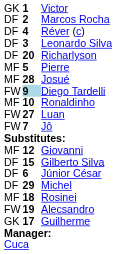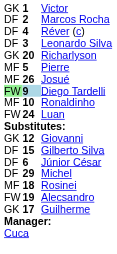(11, 55) DF -> (12, 55) GK
(28, 79) 28 -> (28, 79) 26
(12, 91) no background -> (12, 91) lightgreen background
(28, 114) 27 -> (28, 114) 24
- row: (47, 126)
(12, 150) MF -> (12, 138) GK
